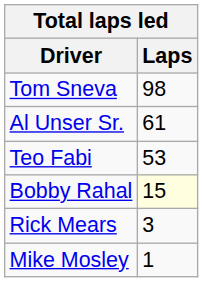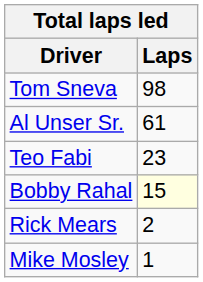(154, 157) 53 -> (154, 157) 23
(148, 225) 3 -> (148, 225) 2
